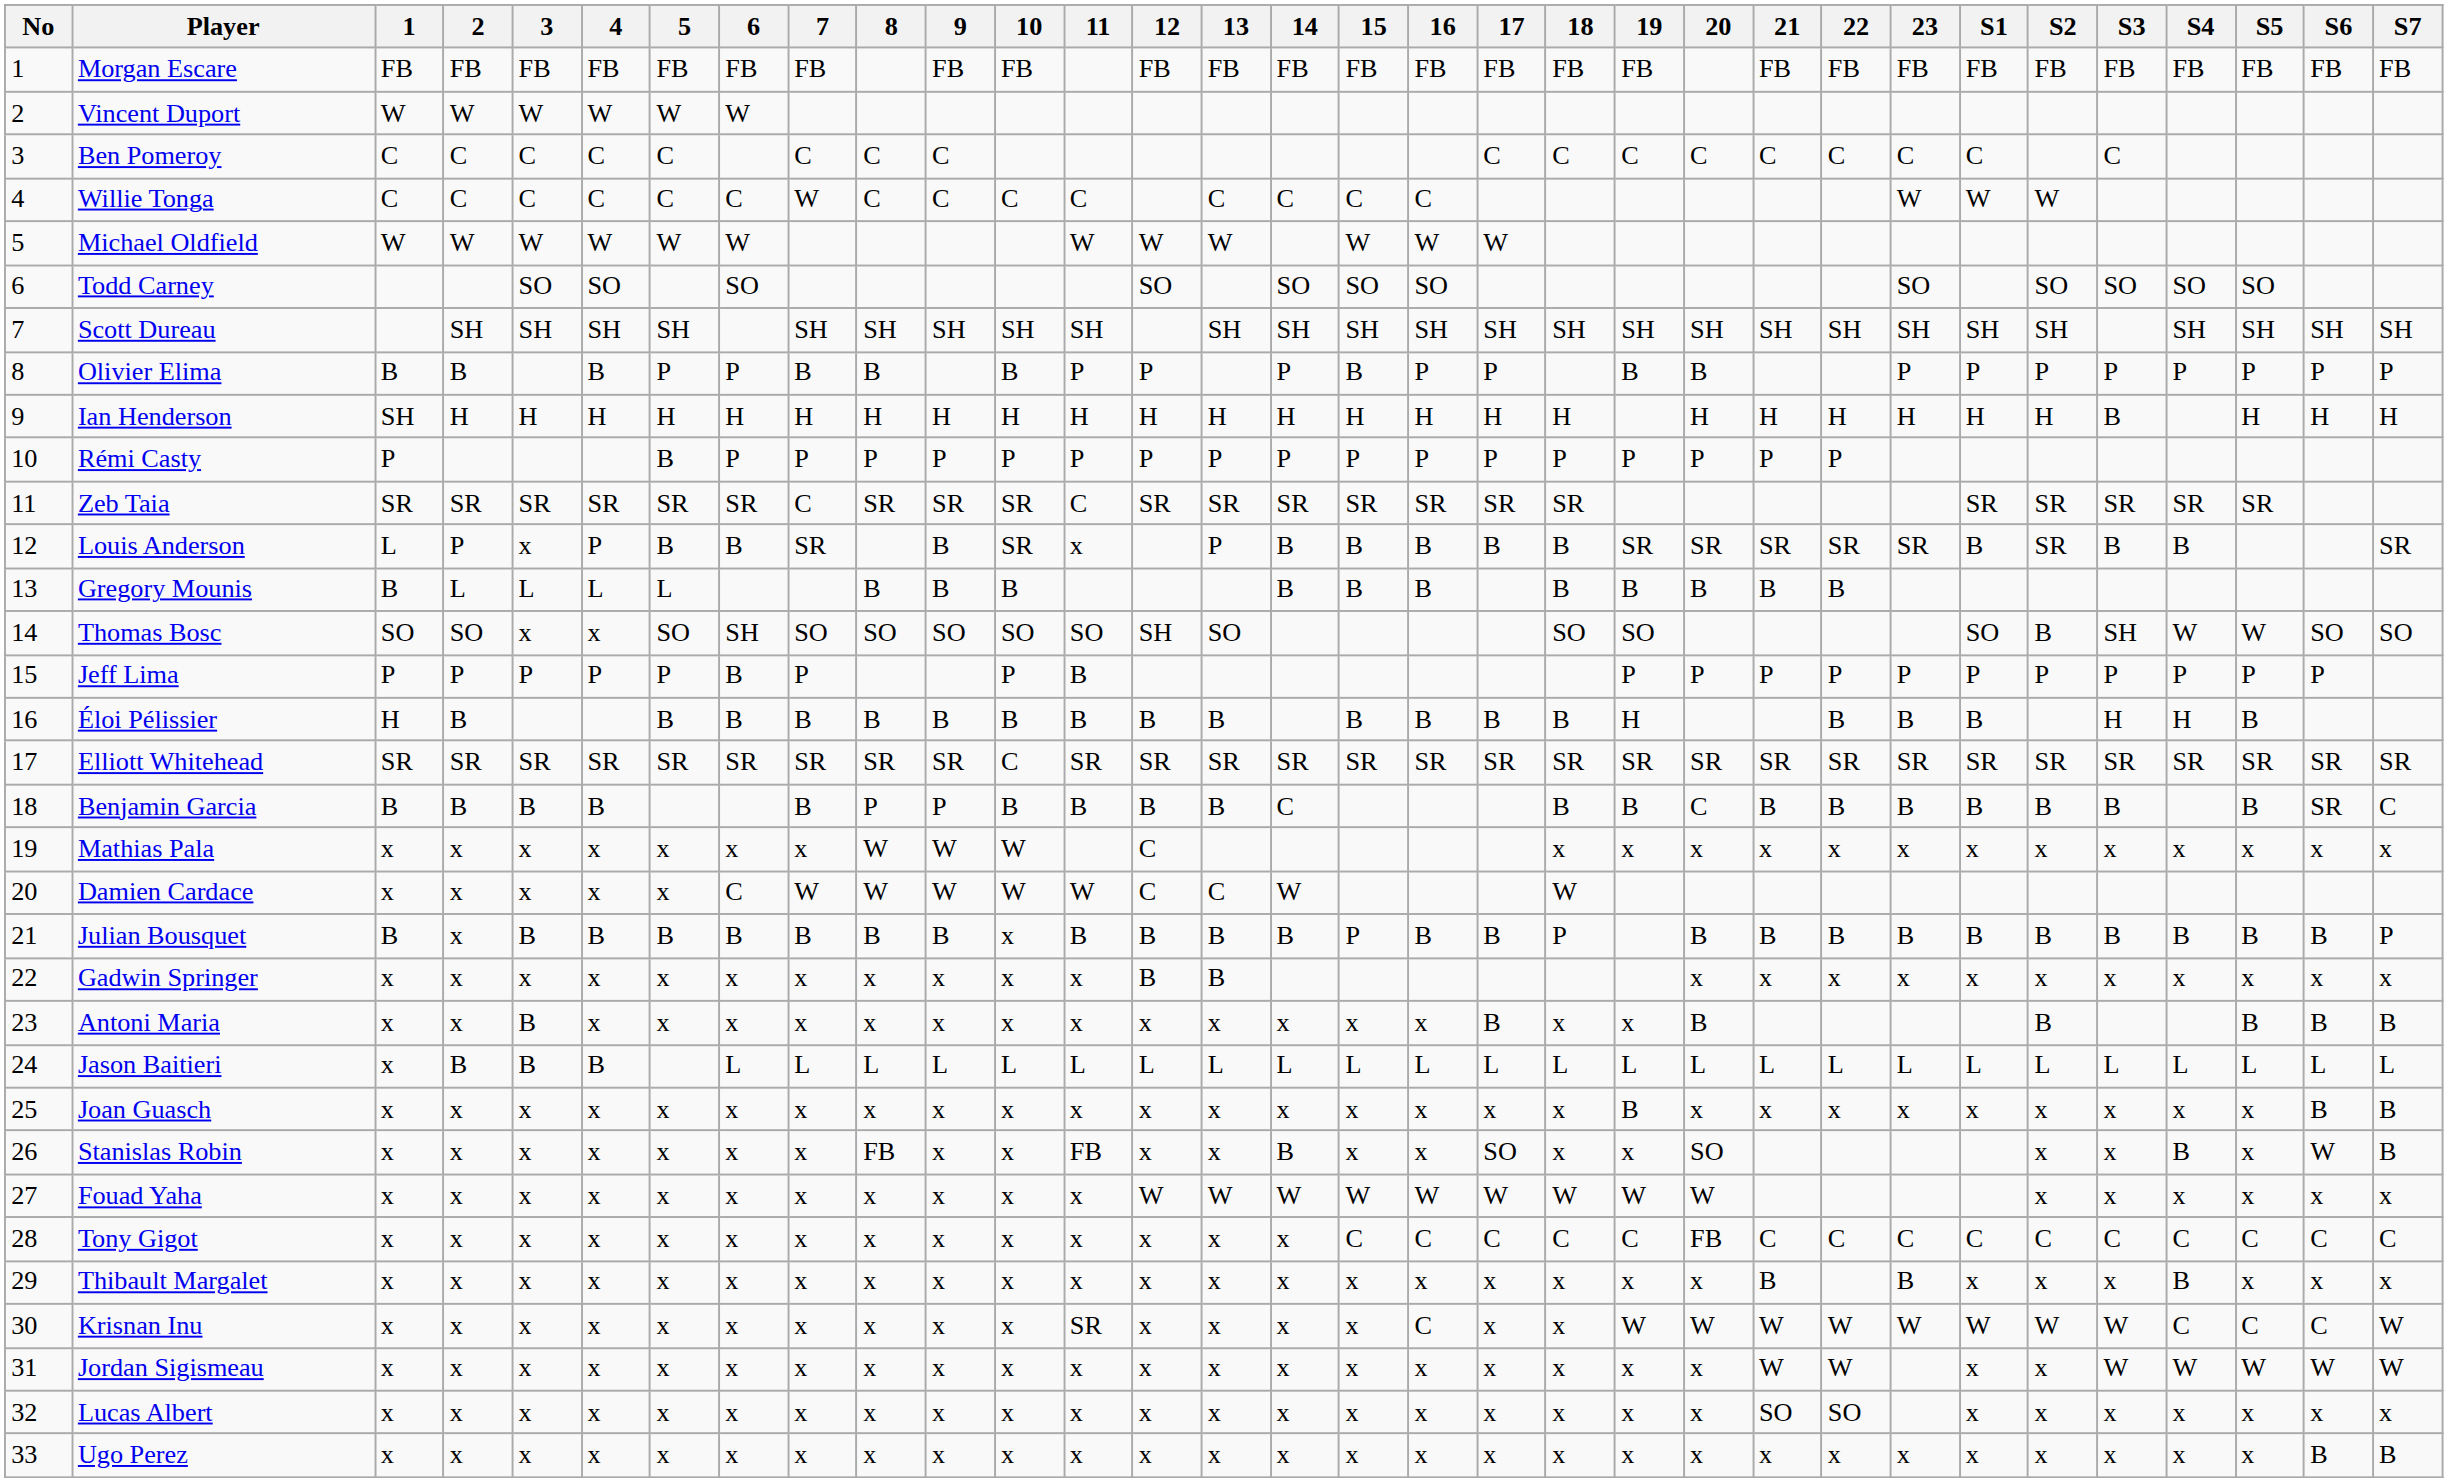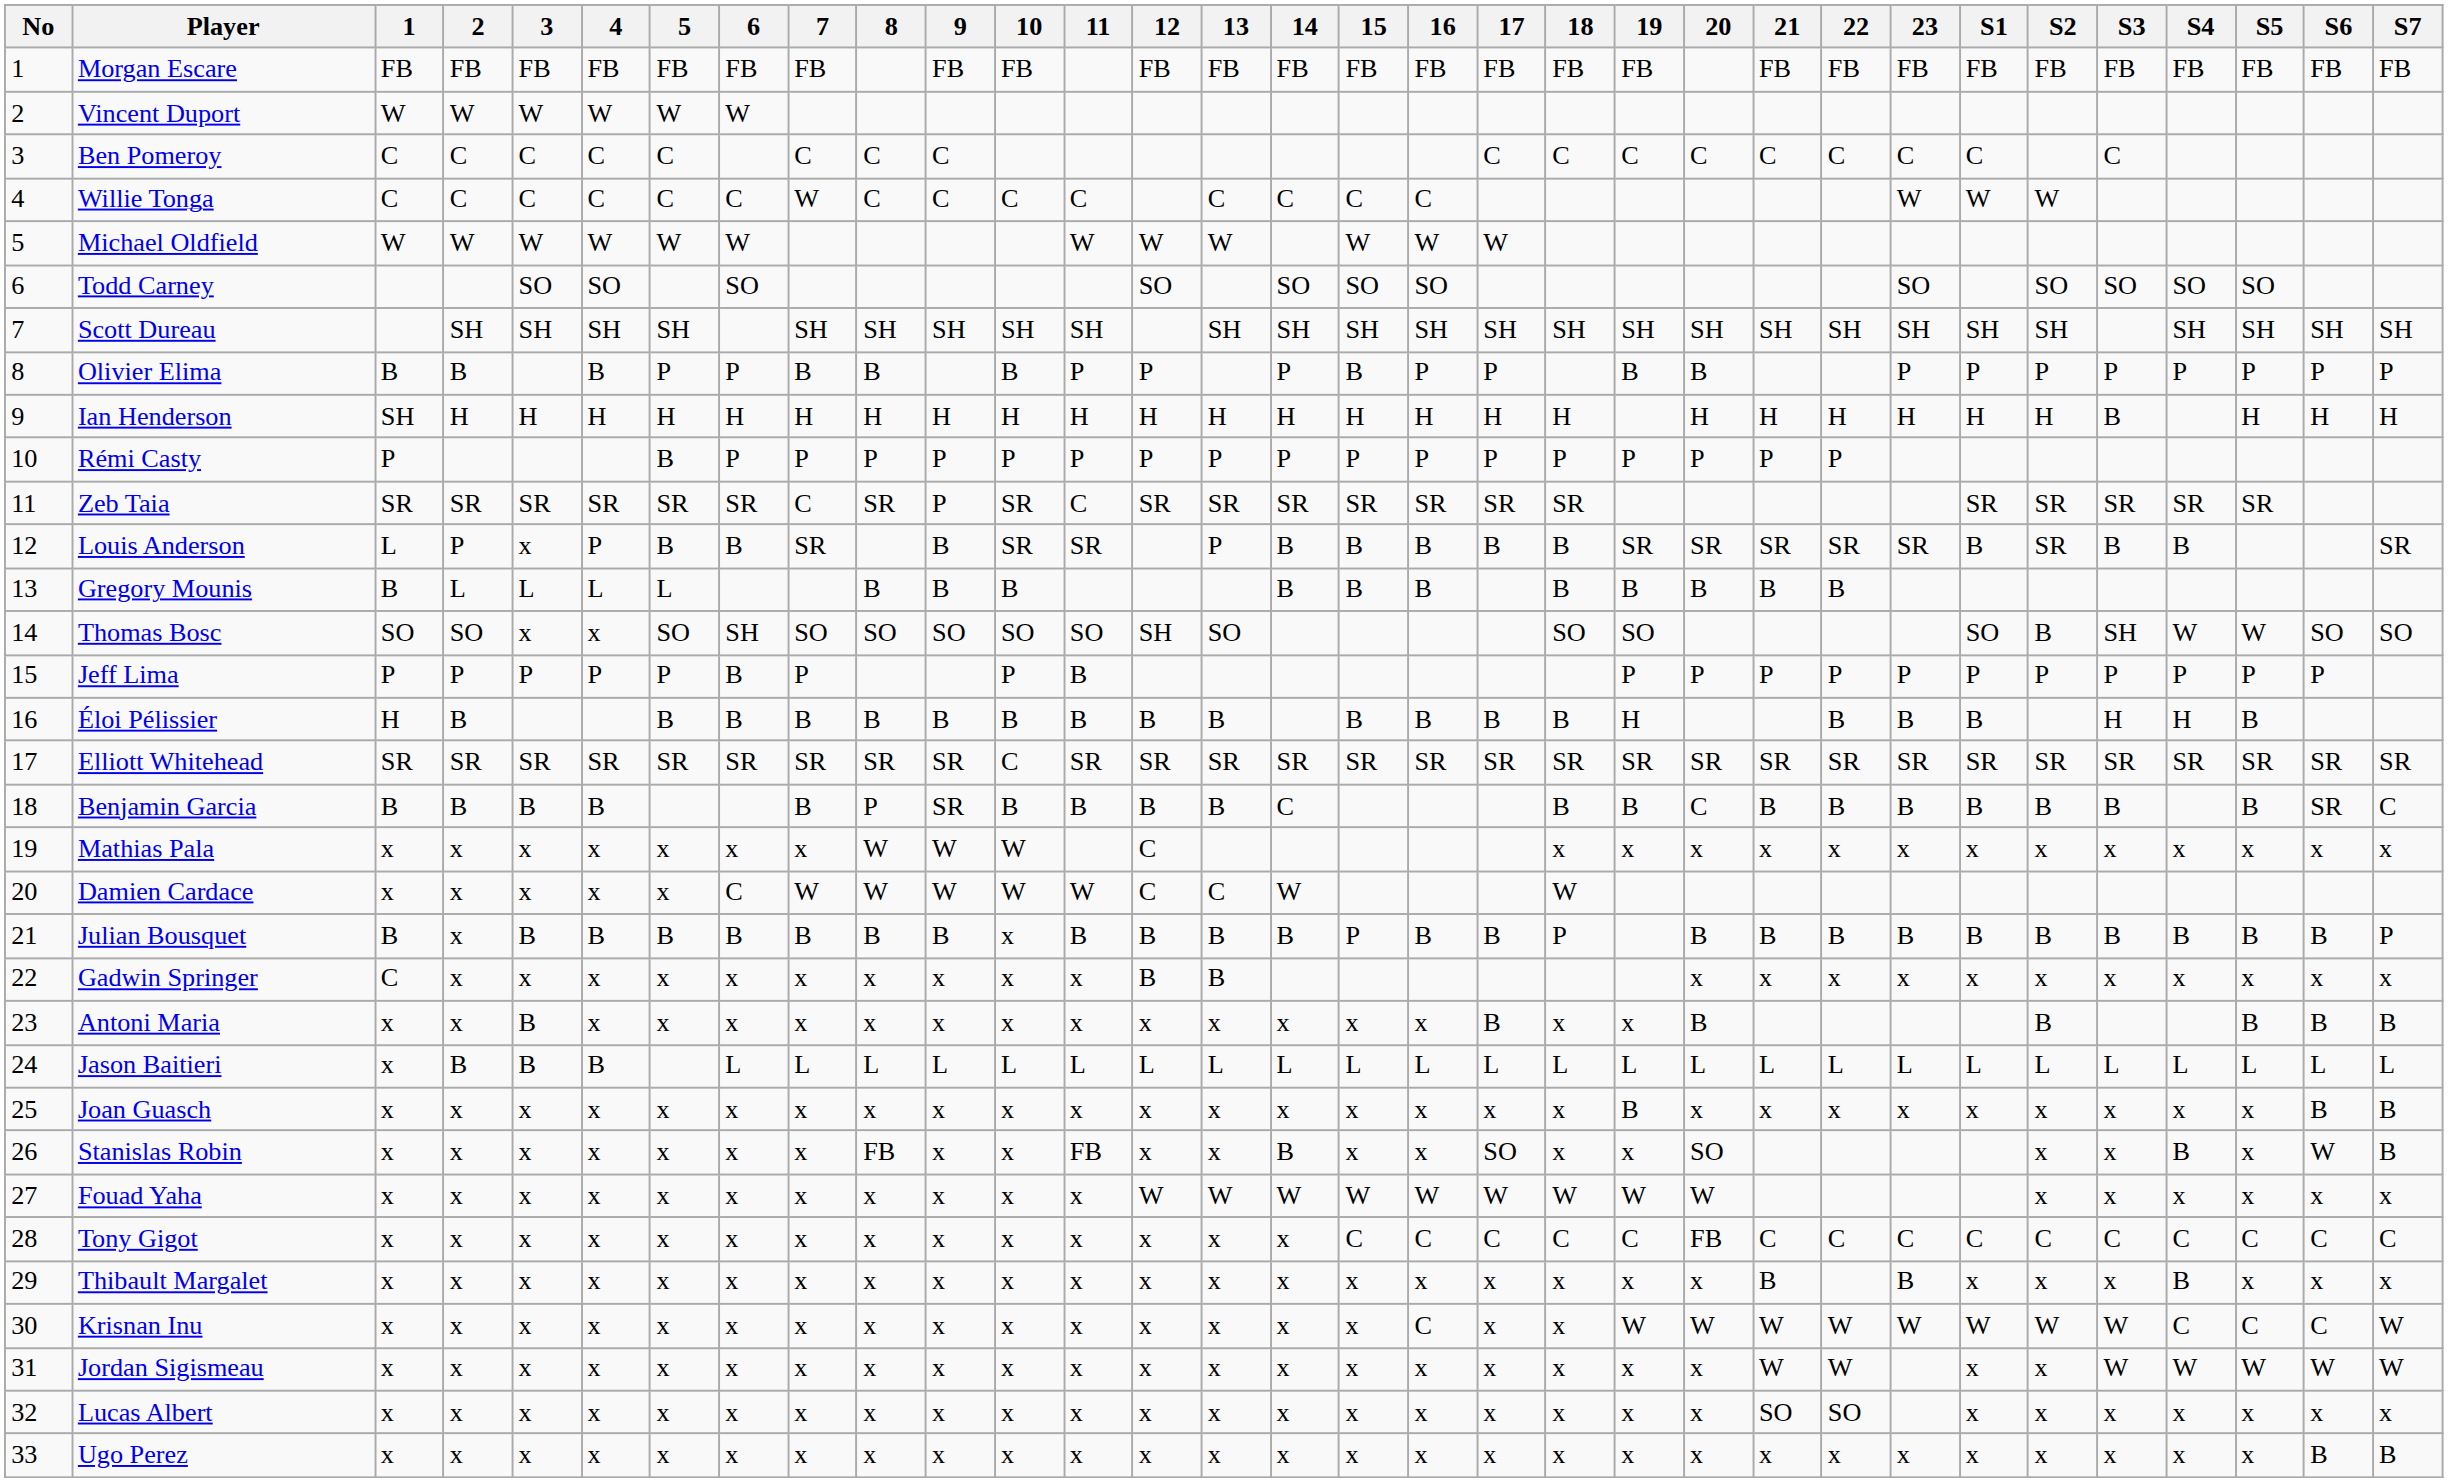(948, 502) SR -> (939, 502) P
(1076, 545) x -> (1086, 545) SR
(939, 805) P -> (948, 805) SR
(387, 978) x -> (390, 978) C
(1086, 1324) SR -> (1076, 1324) x
